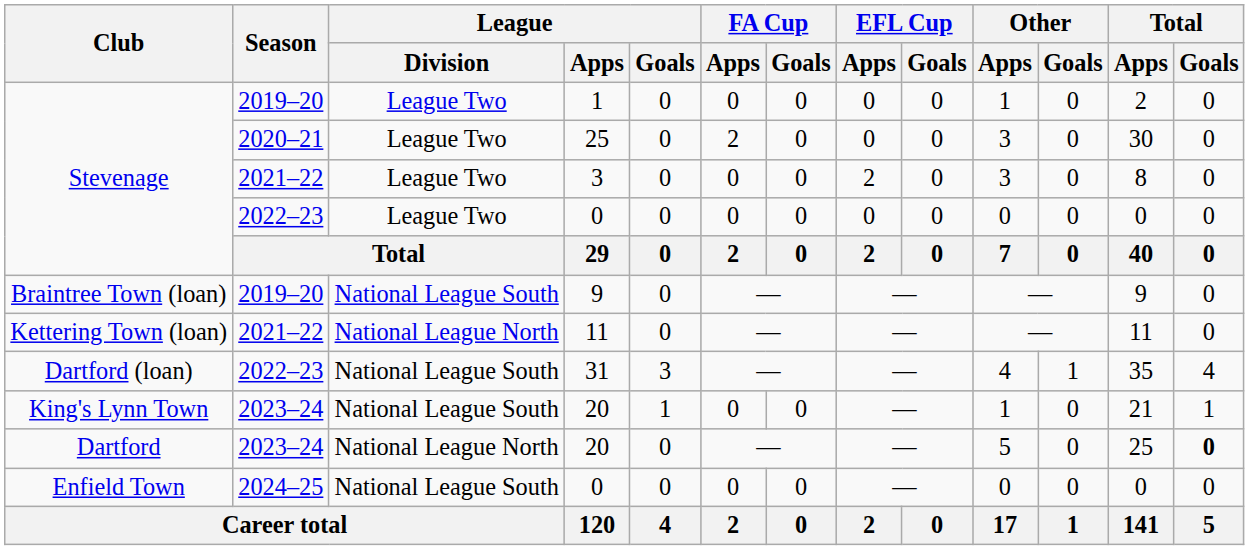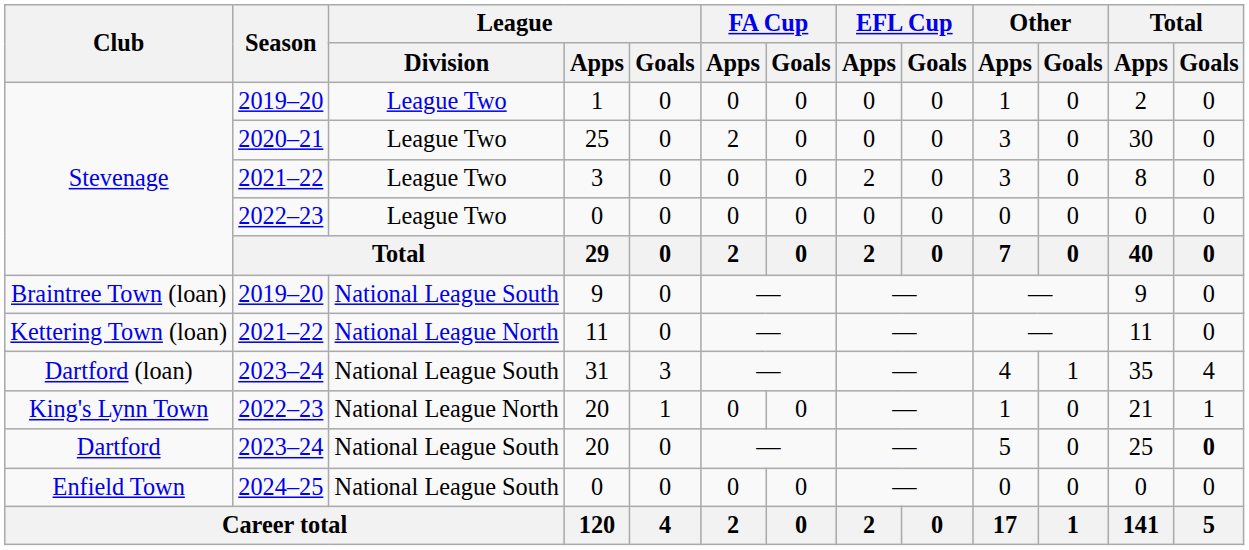(281, 370) 2022–23 -> (281, 370) 2023–24
(281, 409) 2023–24 -> (281, 409) 2022–23
(447, 409) National League South -> (447, 409) National League North
(447, 448) National League North -> (447, 448) National League South
